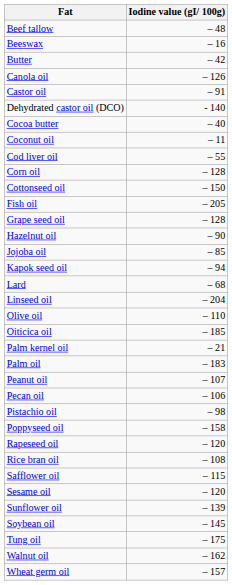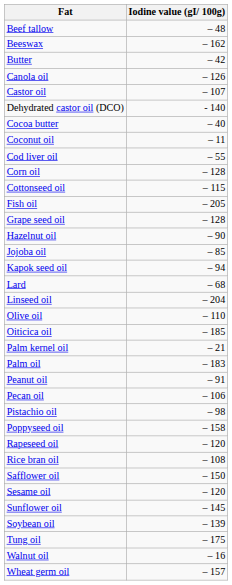(216, 44) – 16 -> (214, 44) – 162
(216, 92) – 91 -> (214, 92) – 107
(214, 188) – 150 -> (214, 188) – 115
(214, 380) – 107 -> (216, 380) – 91
(214, 476) – 115 -> (214, 476) – 150
(214, 508) – 139 -> (214, 508) – 145
(214, 524) – 145 -> (214, 524) – 139
(214, 556) – 162 -> (216, 556) – 16
